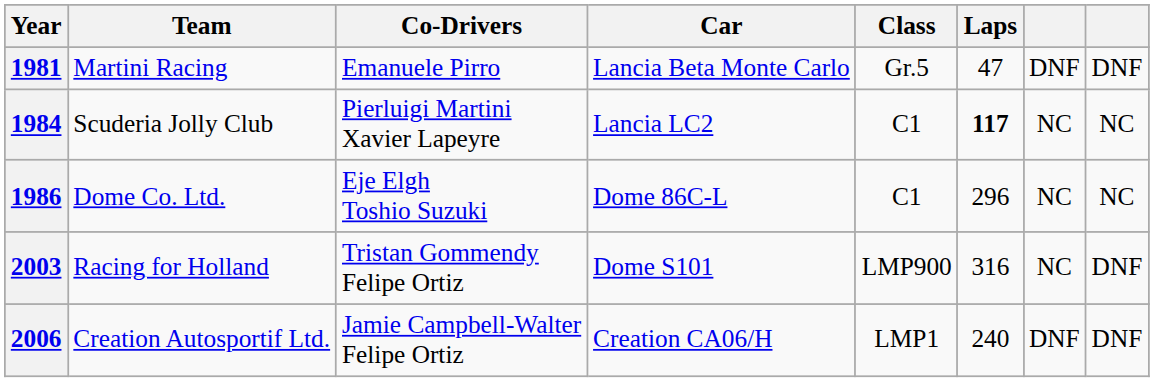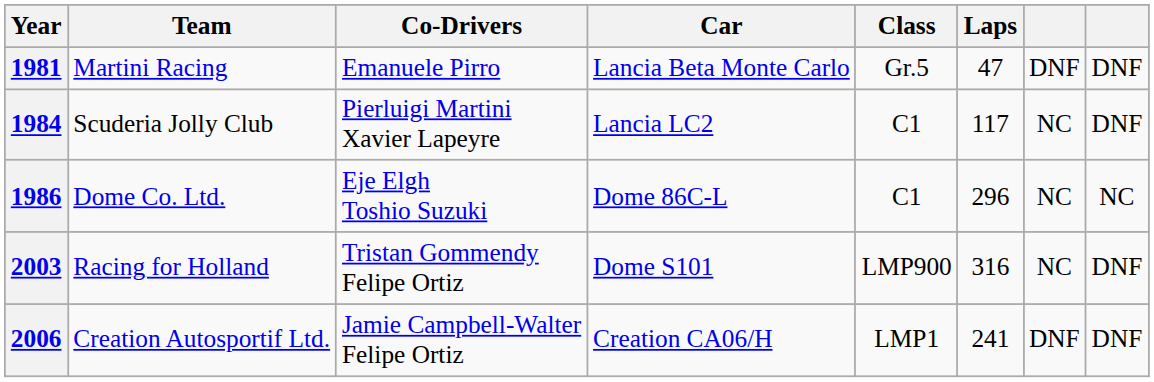(990, 124) bold -> (990, 124) normal
(1117, 124) NC -> (1117, 124) DNF
(990, 339) 240 -> (990, 339) 241
